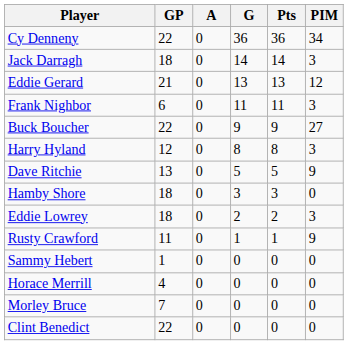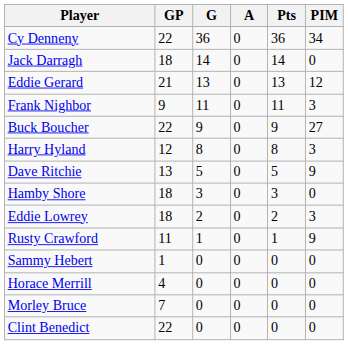columns swapped: (249, 15) <-> (211, 15)
(312, 60) 3 -> (312, 60) 0
(162, 104) 6 -> (162, 104) 9
